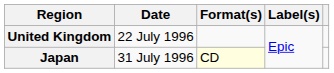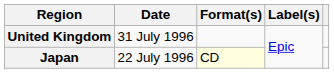(156, 36) 22 July 1996 -> (156, 36) 31 July 1996
(156, 57) 31 July 1996 -> (156, 57) 22 July 1996
